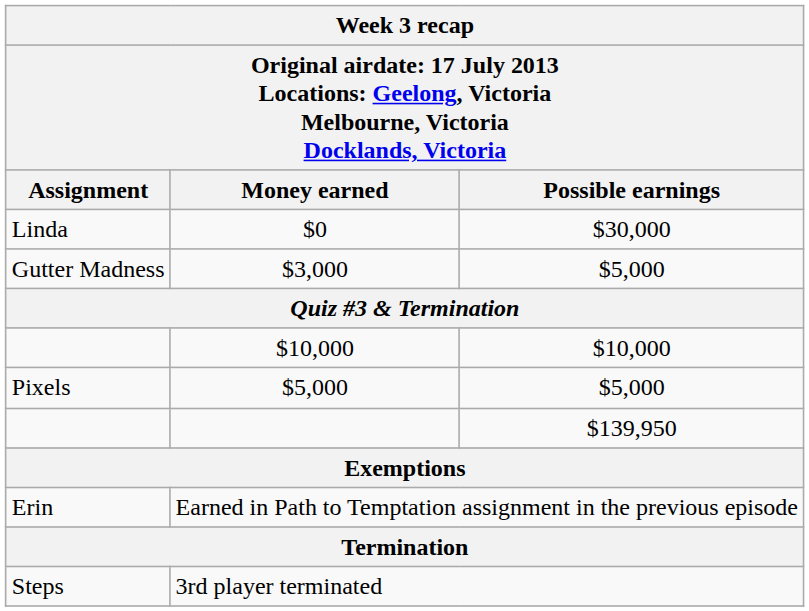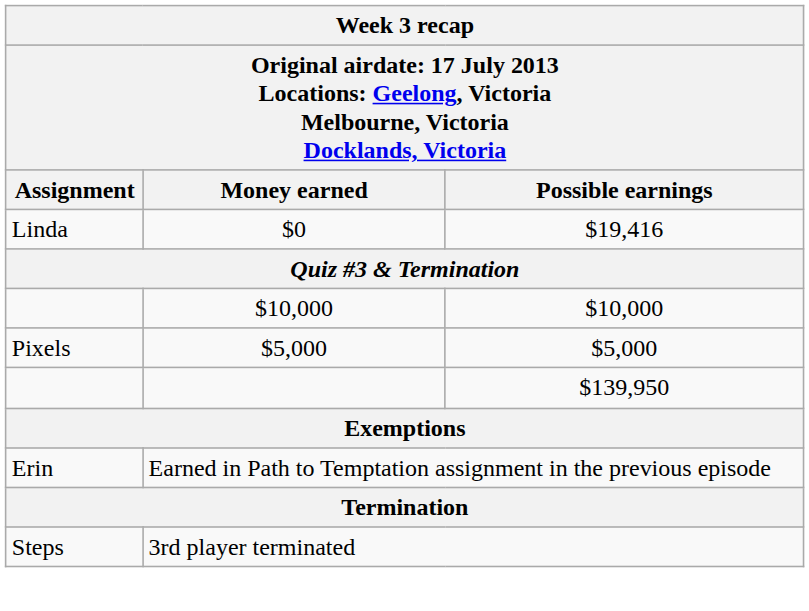(632, 229) $30,000 -> (624, 229) $19,416
- row: (315, 268)
